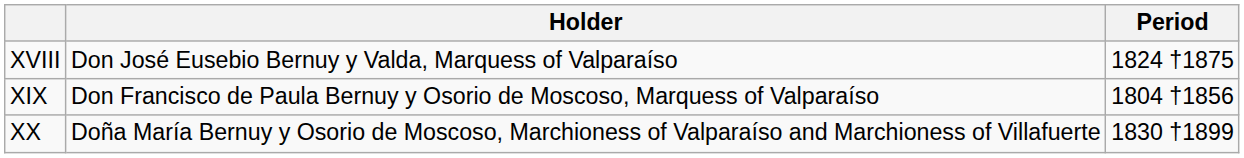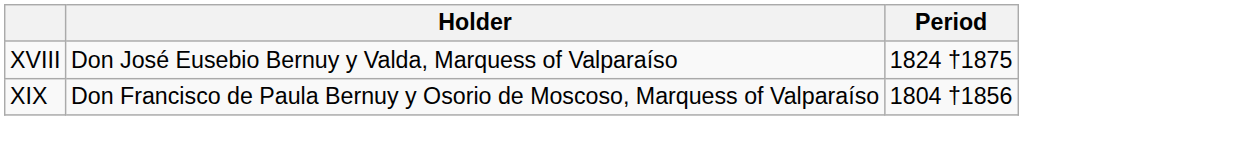- row: (26, 133)
